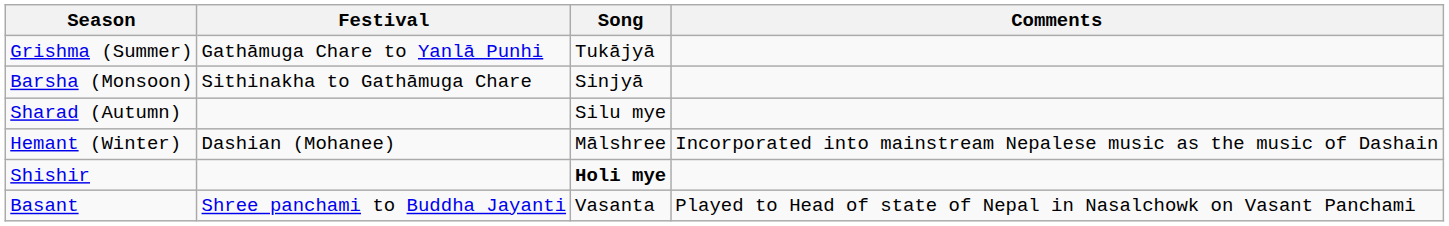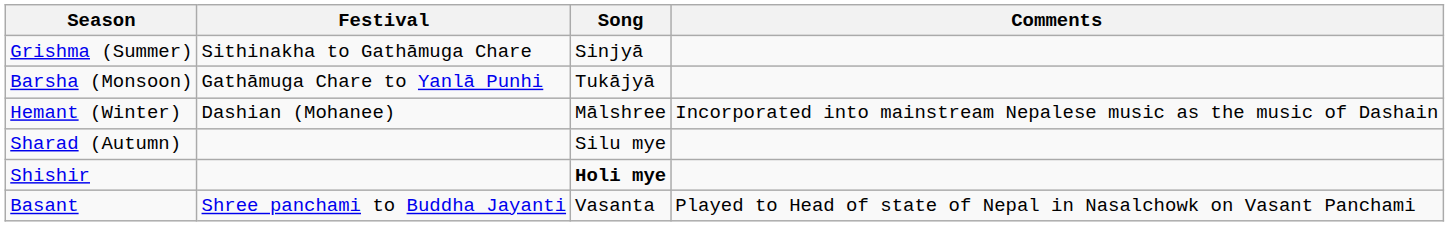(372, 51) Gathāmuga Chare to Yanlā Punhi -> (367, 51) Sithinakha to Gathāmuga Chare
(615, 51) Tukājyā -> (609, 51) Sinjyā
(367, 82) Sithinakha to Gathāmuga Chare -> (372, 82) Gathāmuga Chare to Yanlā Punhi
(609, 82) Sinjyā -> (615, 82) Tukājyā
rows swapped: (96, 113) <-> (96, 144)
